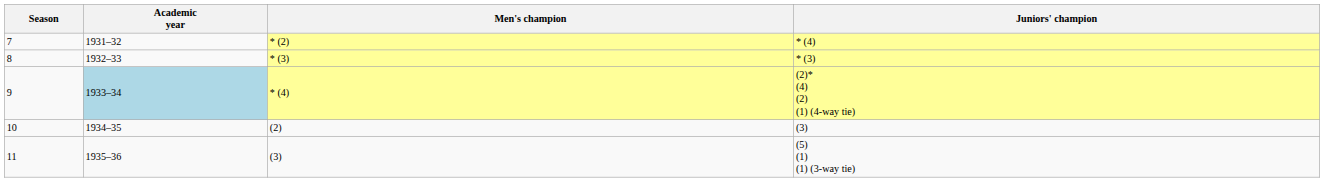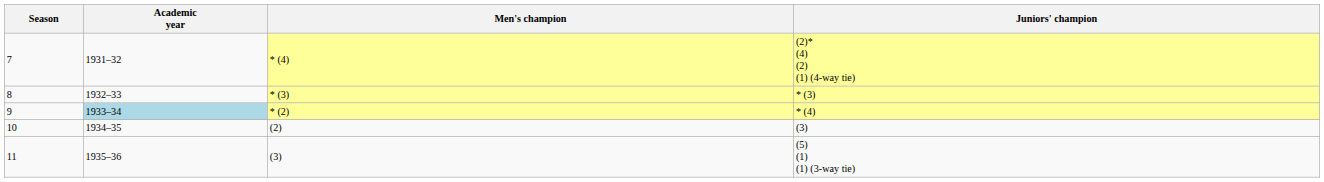(280, 41) * (2) -> (280, 60) * (4)
(806, 41) * (4) -> (826, 60) (2)* (4) (2) (1) (4-way tie)
(280, 93) * (4) -> (280, 111) * (2)
(826, 93) (2)* (4) (2) (1) (4-way tie) -> (806, 111) * (4)
